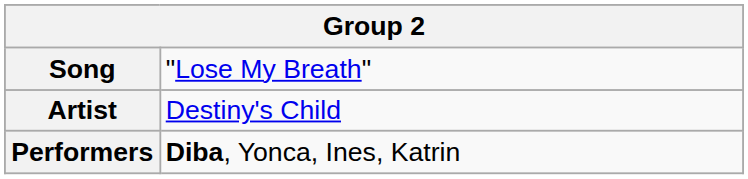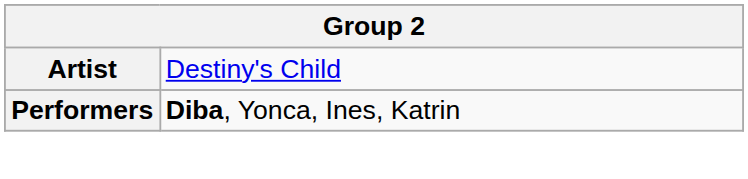- row: (82, 68)
